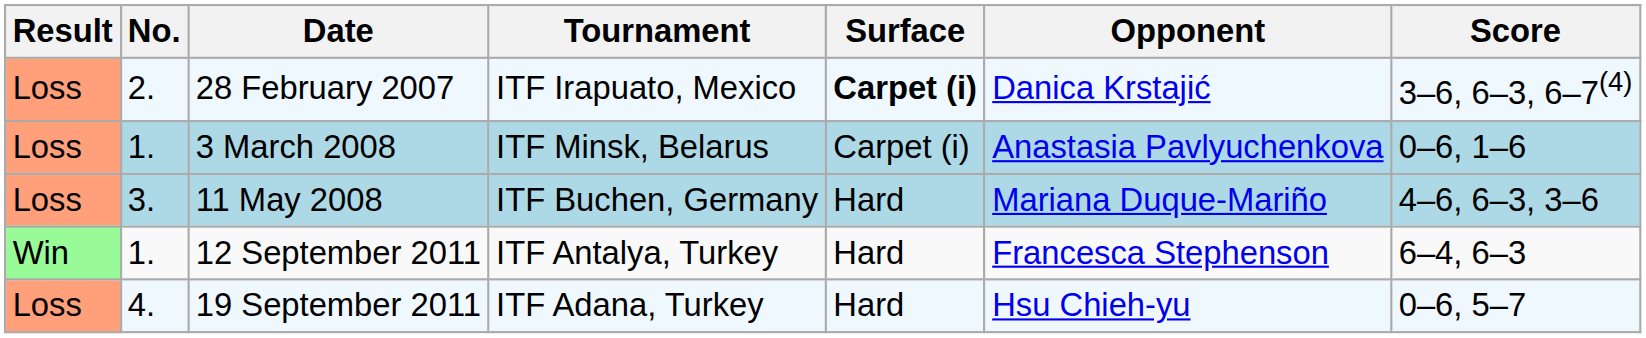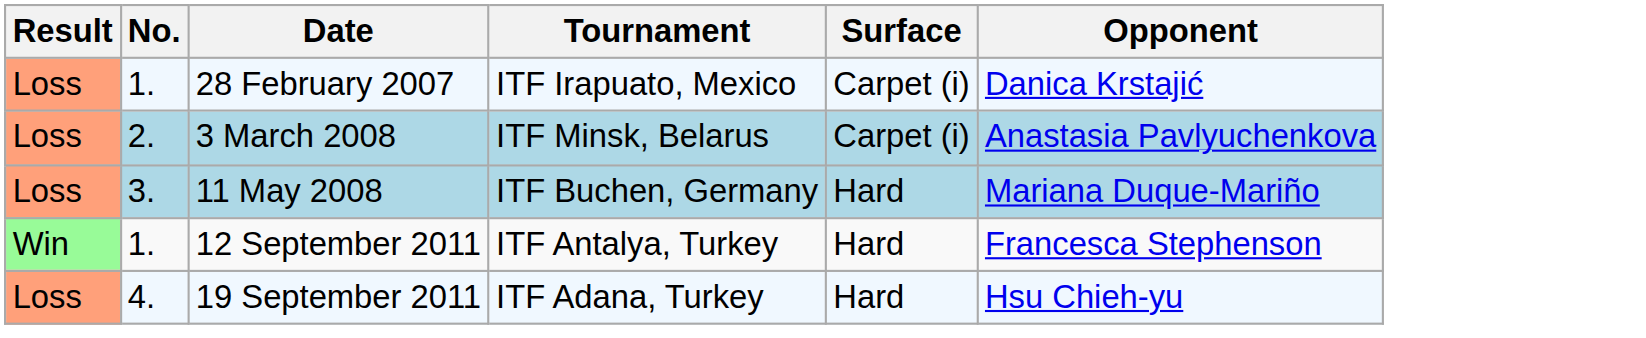- column: (1515, 30)
(142, 88) 2. -> (142, 83) 1.
(905, 88) bold -> (902, 83) normal
(142, 145) 1. -> (142, 136) 2.
